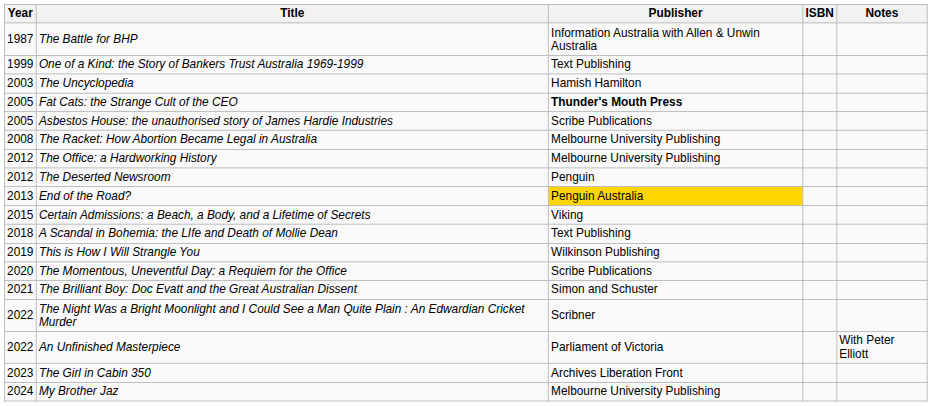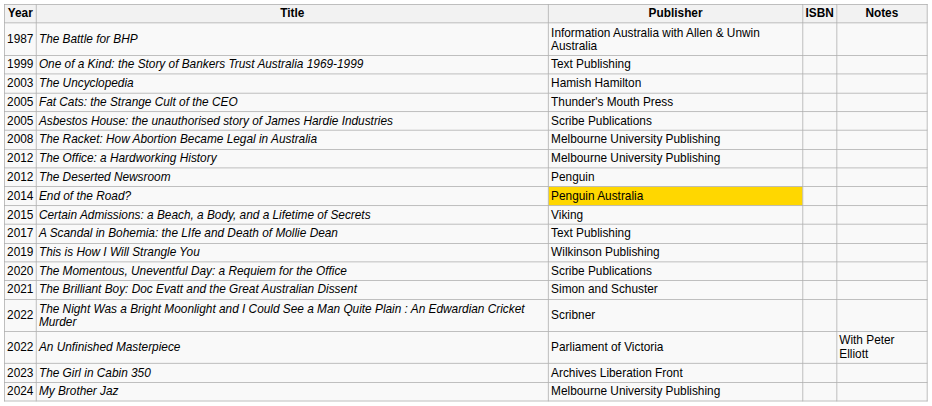(617, 102) bold -> (612, 102) normal
(20, 196) 2013 -> (20, 196) 2014
(20, 233) 2018 -> (20, 233) 2017
